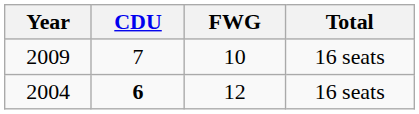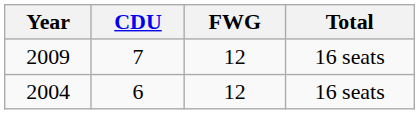(235, 56) 10 -> (235, 56) 12
(138, 91) bold -> (138, 91) normal
